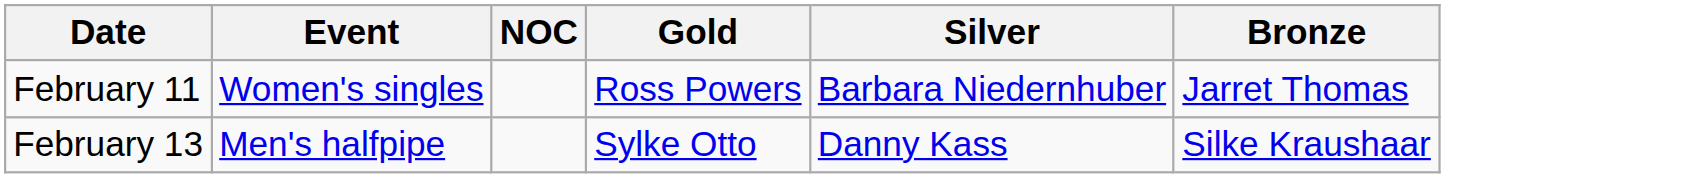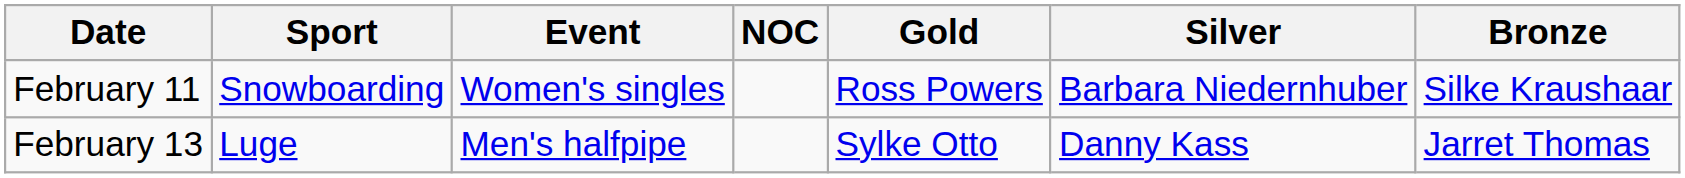+ column: (332, 32)
(1295, 88) Jarret Thomas -> (1548, 88) Silke Kraushaar
(1307, 144) Silke Kraushaar -> (1537, 144) Jarret Thomas
